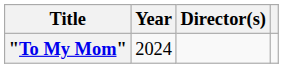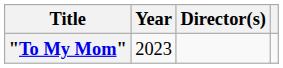(154, 48) 2024 -> (154, 48) 2023
